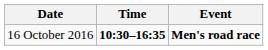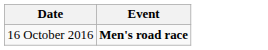- column: (132, 14)
